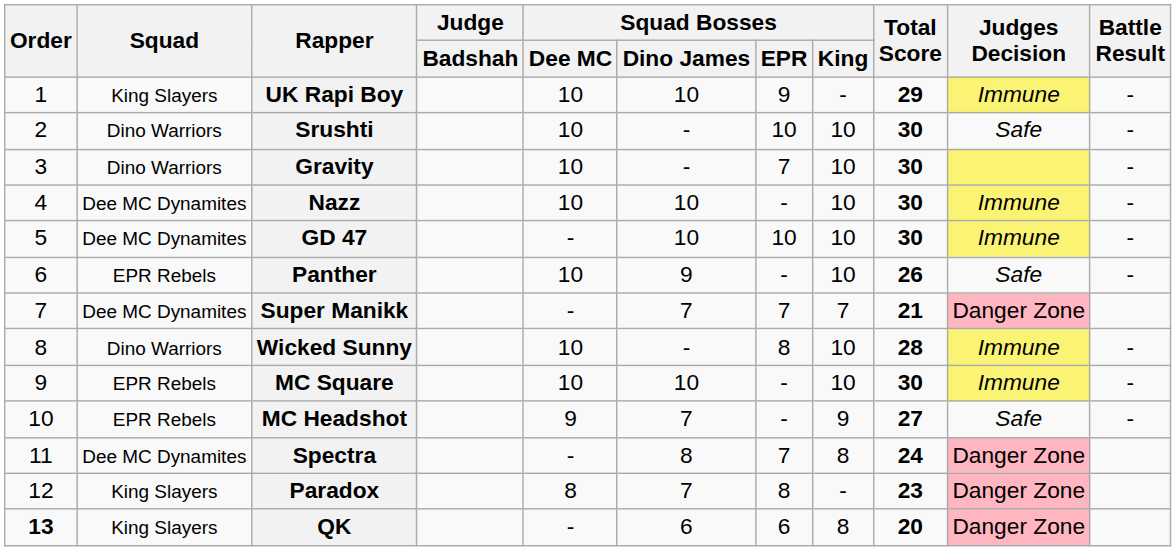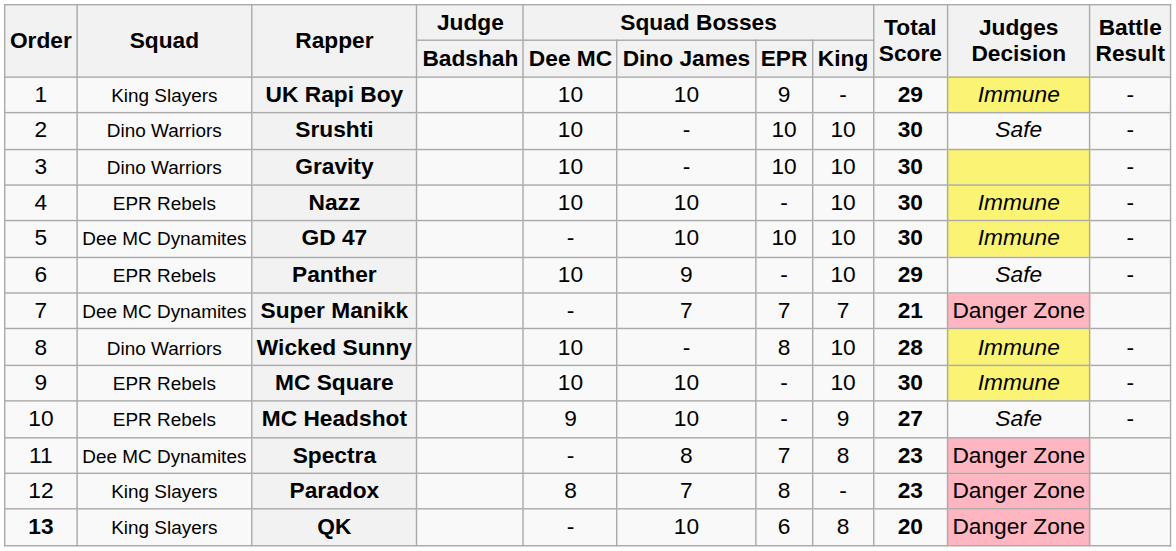(784, 166) 7 -> (784, 166) 10
(164, 204) Dee MC Dynamites -> (164, 204) EPR Rebels
(910, 274) 26 -> (910, 274) 29
(686, 418) 7 -> (686, 418) 10
(910, 454) 24 -> (910, 454) 23
(686, 526) 6 -> (686, 526) 10
